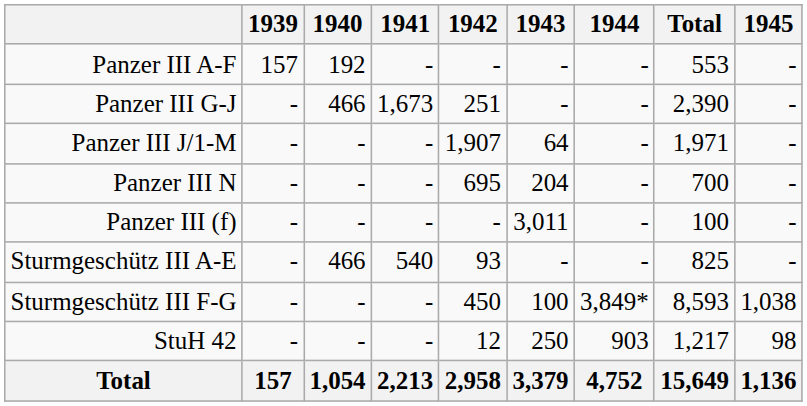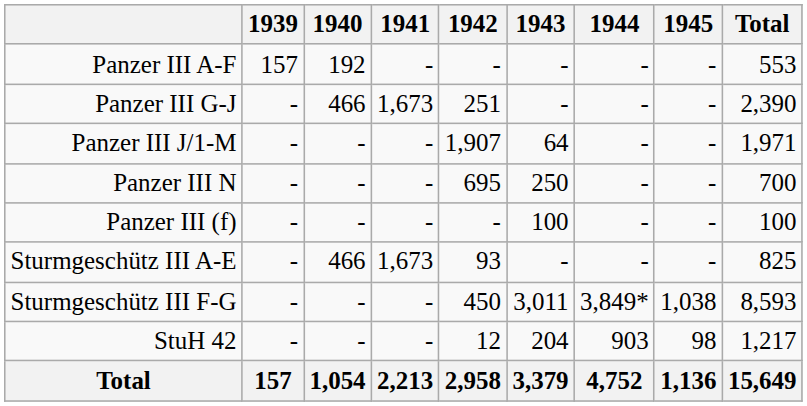columns swapped: (768, 24) <-> (695, 24)
(550, 182) 204 -> (550, 182) 250
(541, 222) 3,011 -> (550, 222) 100
(415, 261) 540 -> (405, 261) 1,673
(550, 301) 100 -> (541, 301) 3,011
(550, 340) 250 -> (550, 340) 204
